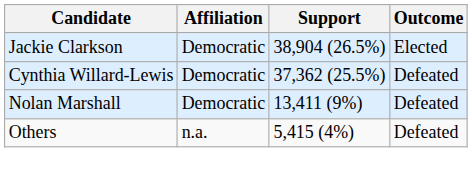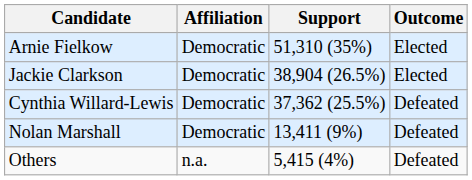+ row: (61, 47)
